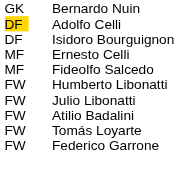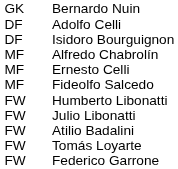(14, 24) gold background -> (14, 24) no background
+ row: (105, 54)
